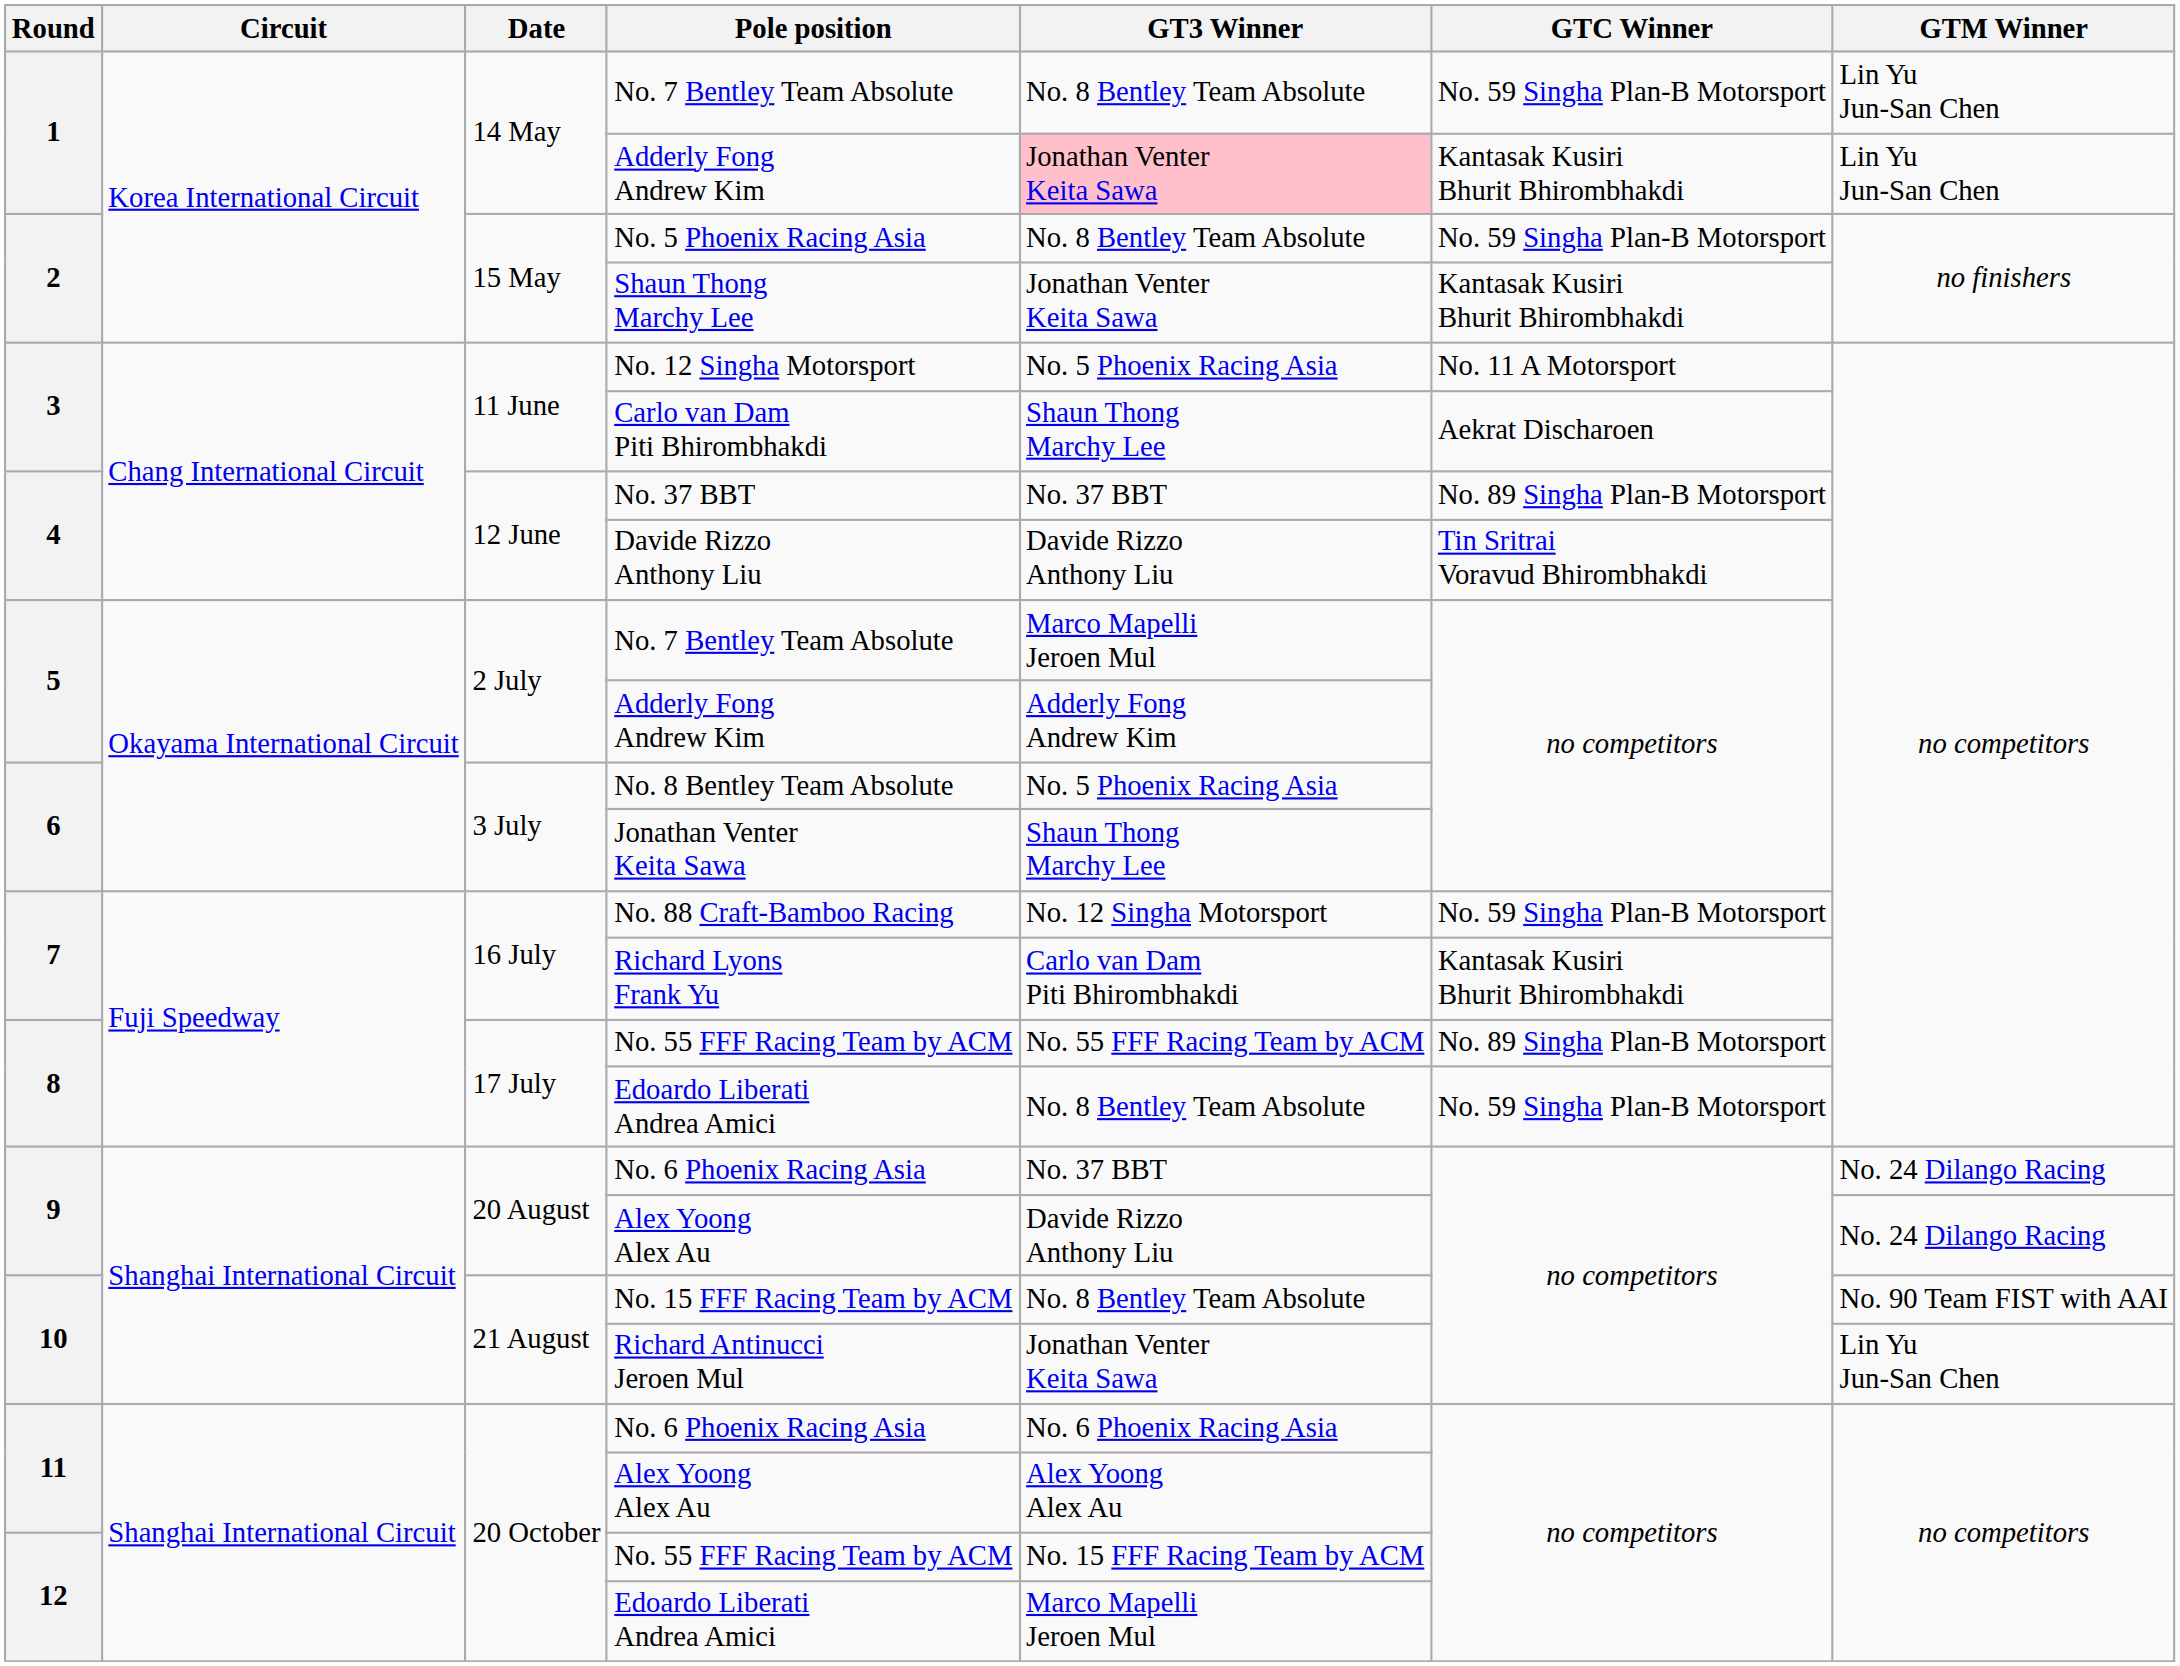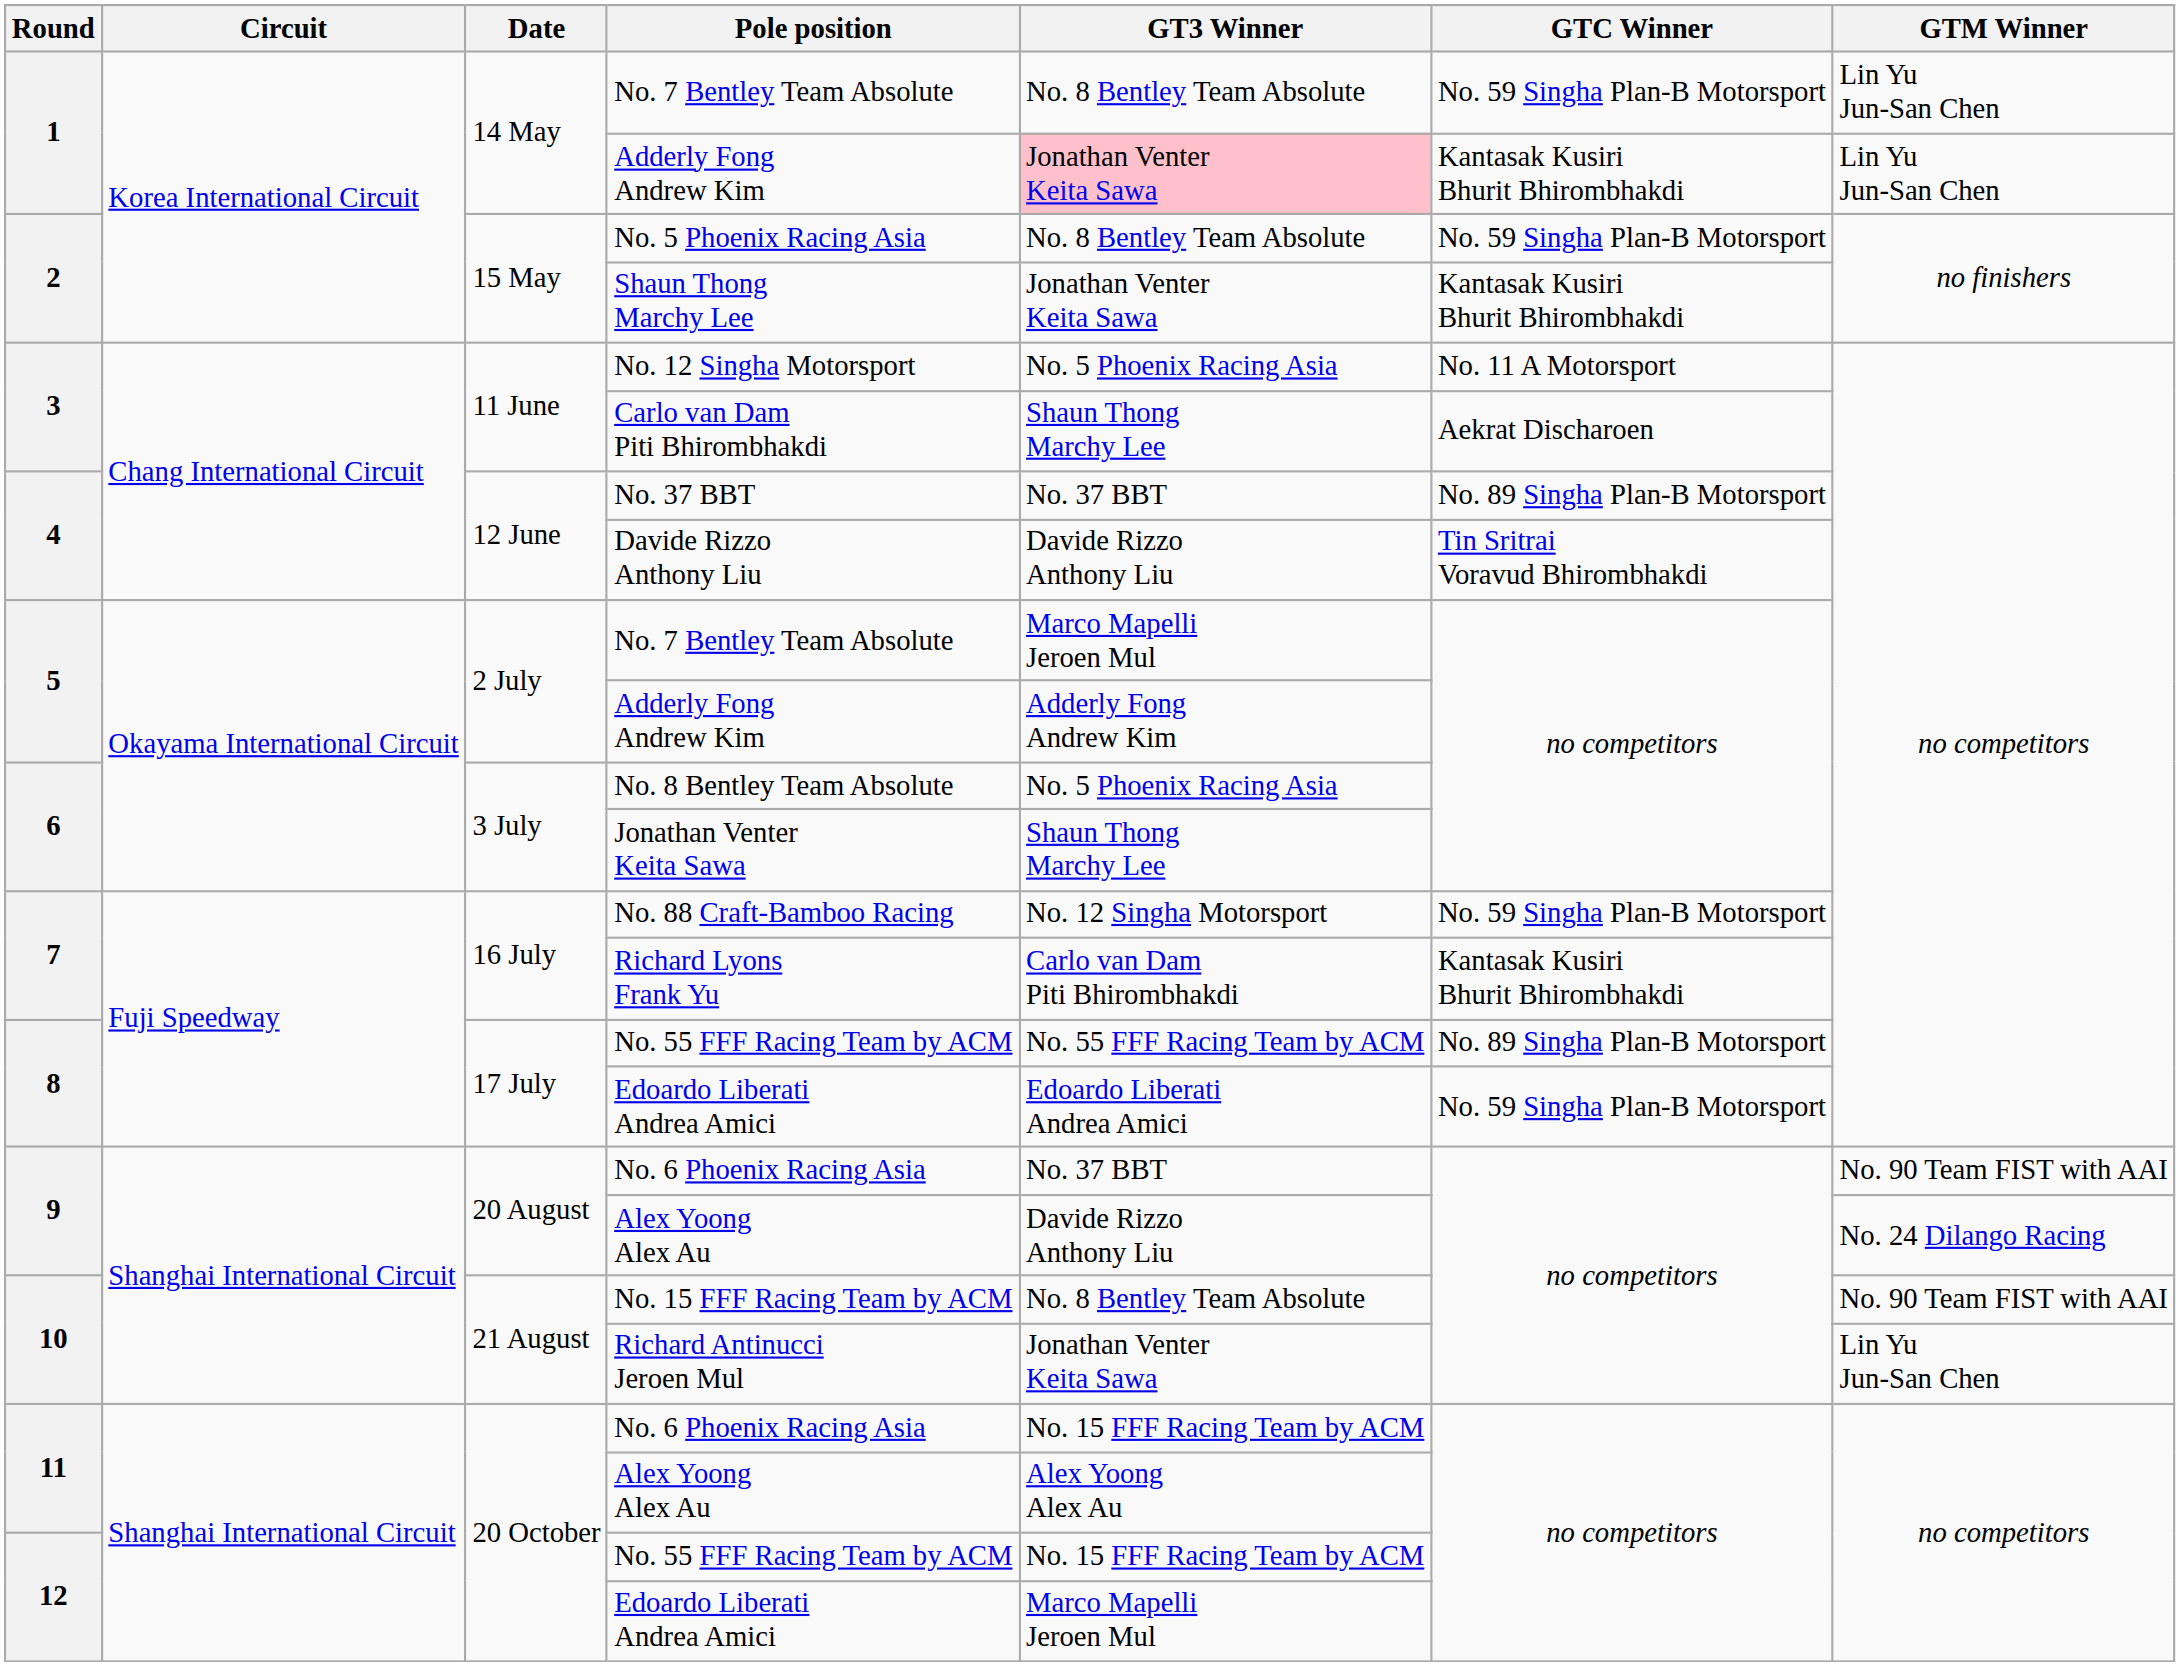(1196, 1105) No. 8 Bentley Team Absolute -> (1124, 1105) Edoardo Liberati Andrea Amici
(1973, 1170) No. 24 Dilango Racing -> (2004, 1170) No. 90 Team FIST with AAI
(1182, 1427) No. 6 Phoenix Racing Asia -> (1225, 1427) No. 15 FFF Racing Team by ACM
